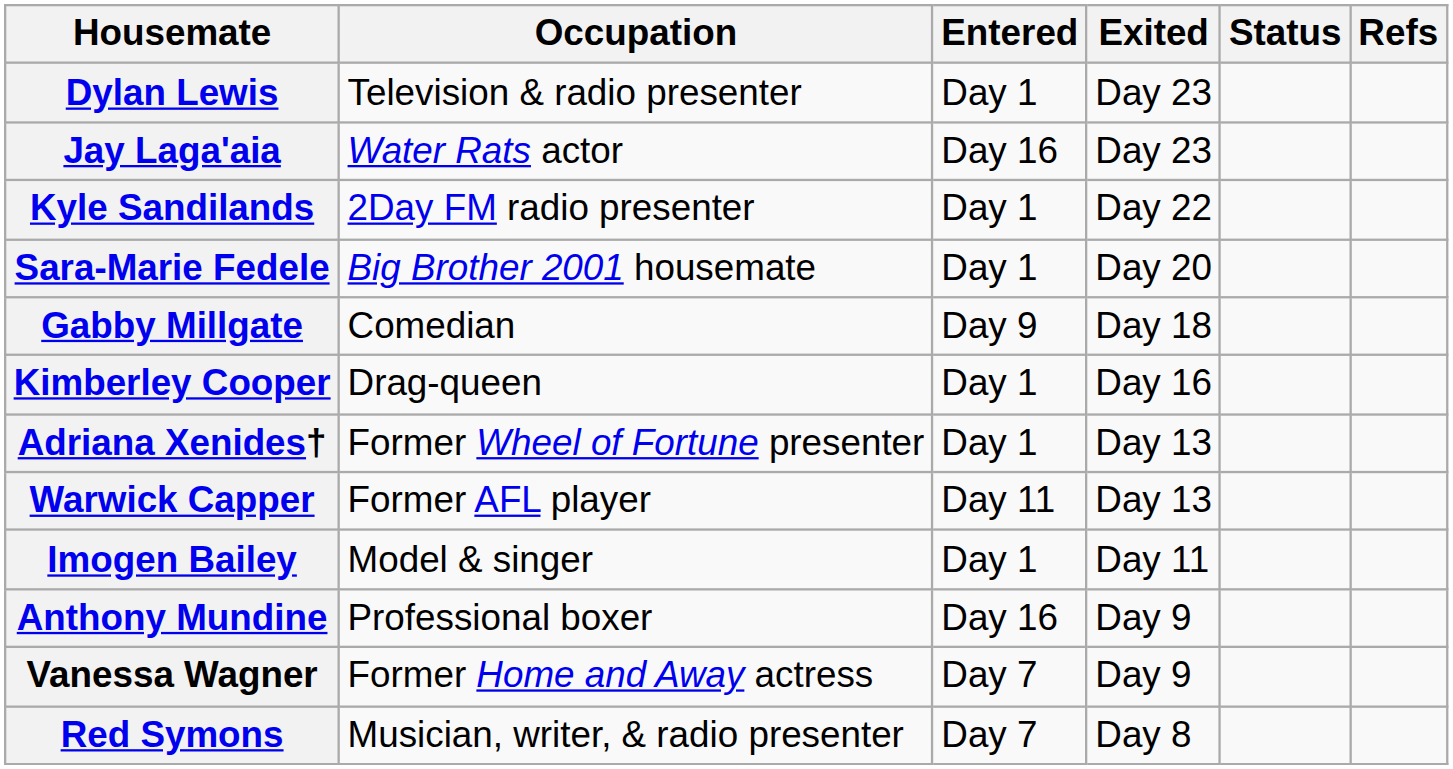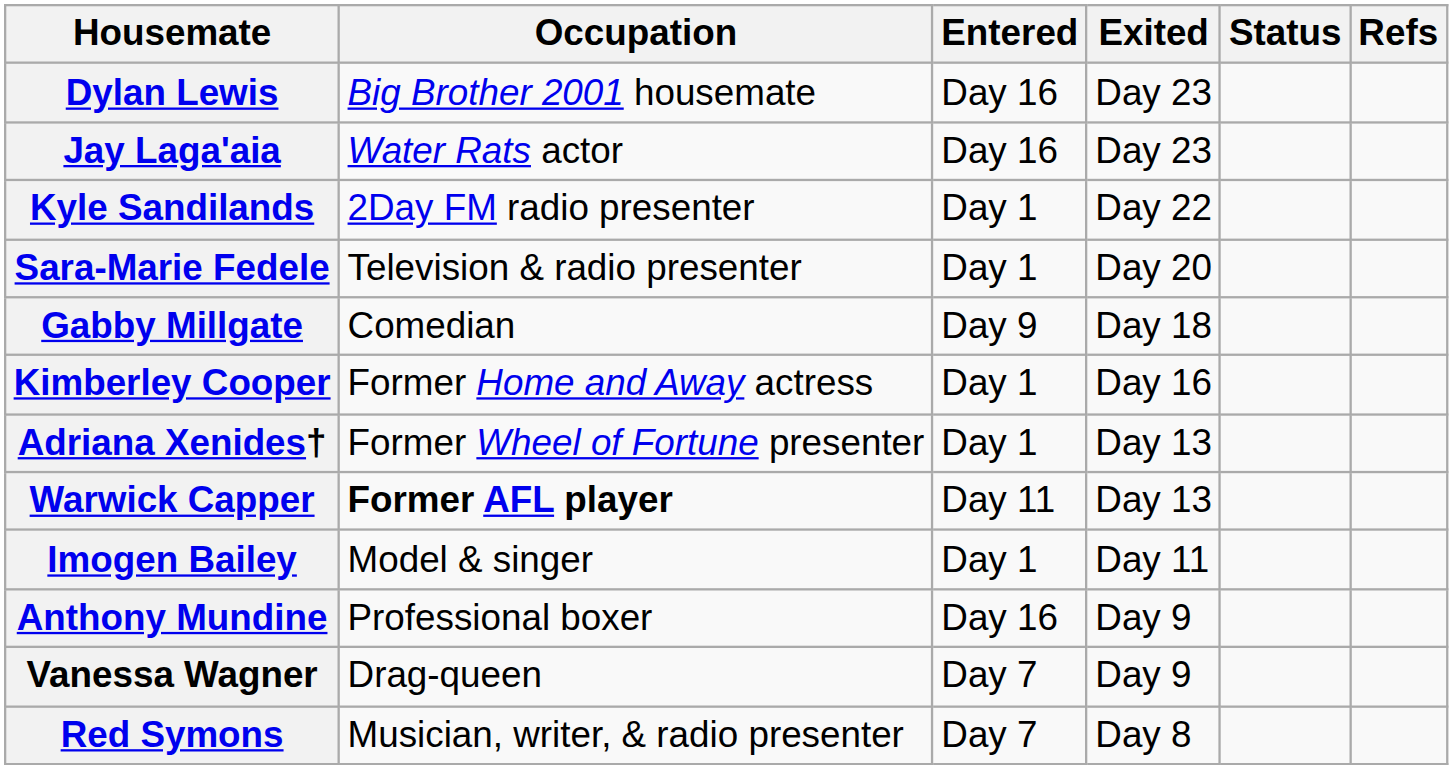(575, 92) Television & radio presenter -> (582, 92) Big Brother 2001 housemate
(989, 92) Day 1 -> (1000, 92) Day 16
(582, 267) Big Brother 2001 housemate -> (575, 267) Television & radio presenter
(445, 383) Drag-queen -> (610, 383) Former Home and Away actress
(499, 500) normal -> (510, 500) bold
(610, 675) Former Home and Away actress -> (445, 675) Drag-queen
